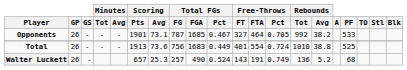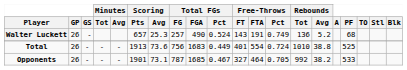rows swapped: (37, 59) <-> (37, 34)
